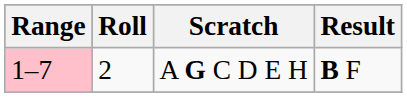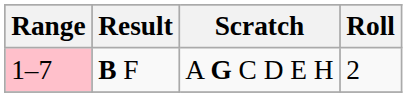columns swapped: (123, 26) <-> (358, 26)
